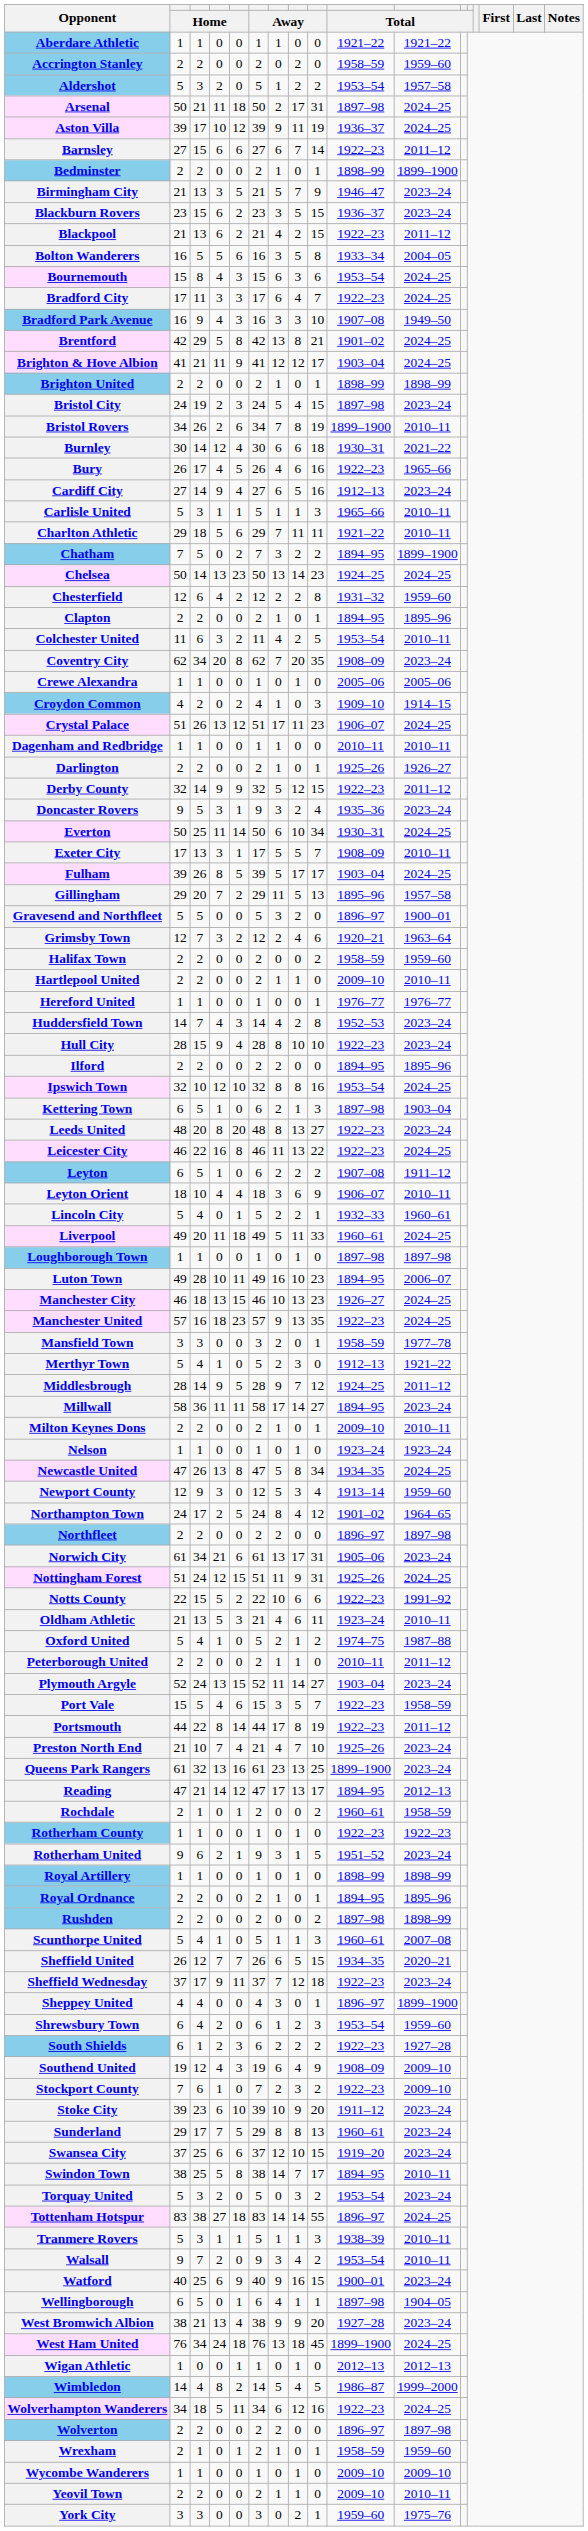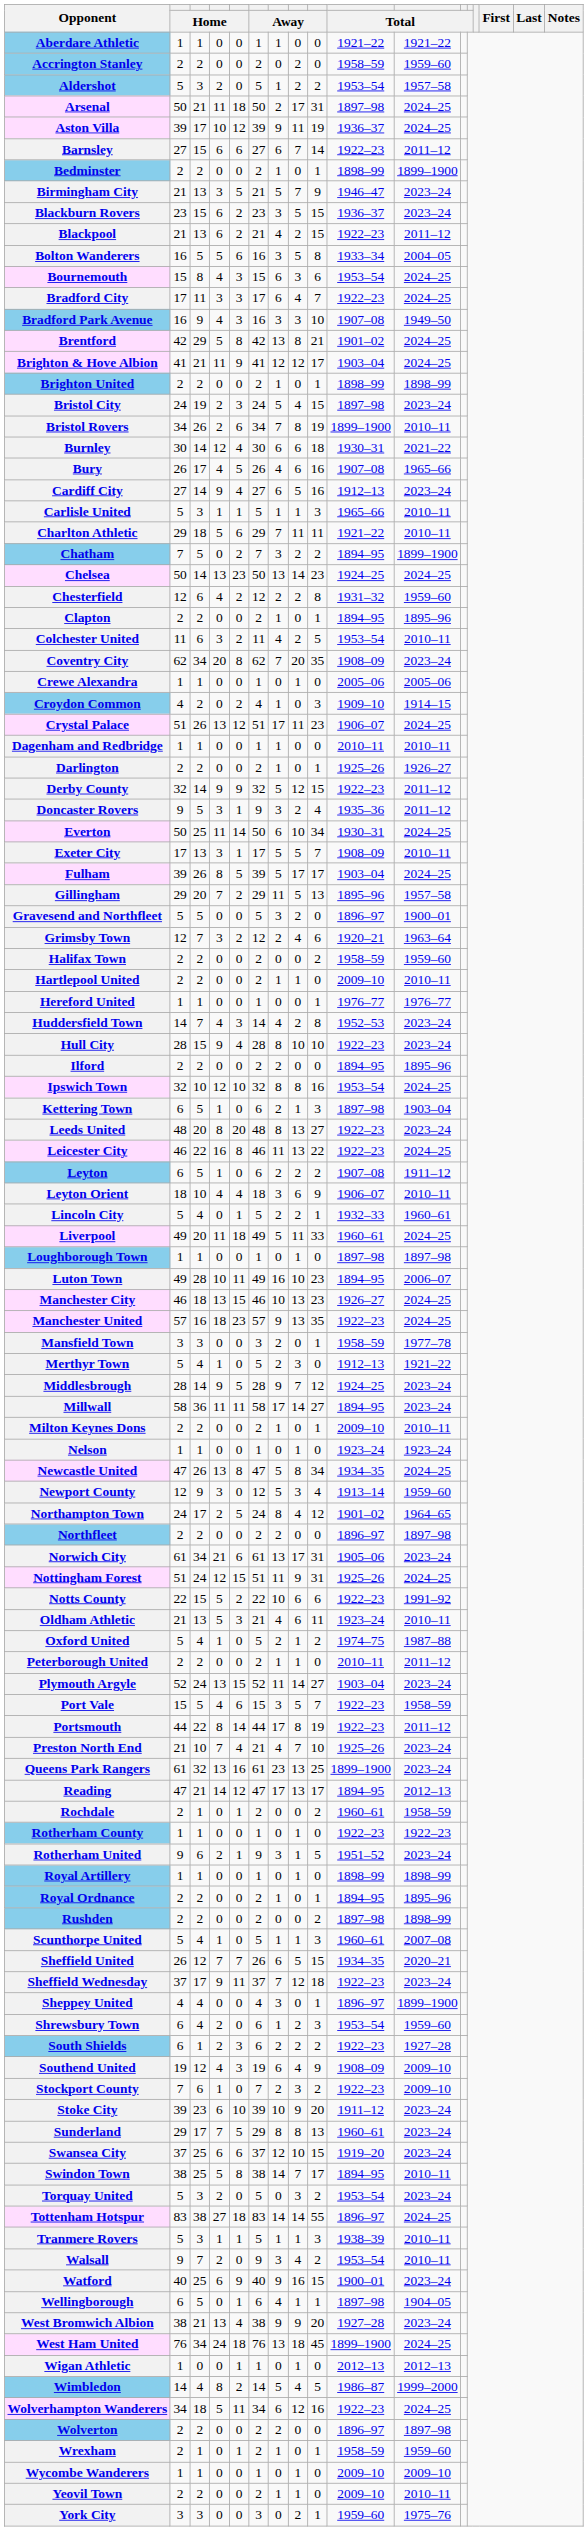(361, 468) 1922–23 -> (361, 468) 1907–08
(427, 810) 2023–24 -> (427, 810) 2011–12
(427, 1385) 2011–12 -> (427, 1385) 2023–24
